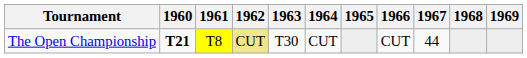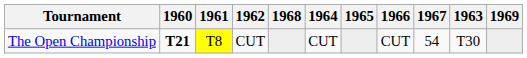columns swapped: (287, 16) <-> (468, 16)
(250, 41) khaki background -> (250, 41) no background
(432, 41) 44 -> (432, 41) 54
